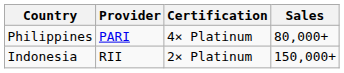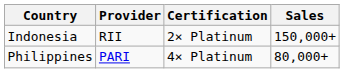rows swapped: (42, 57) <-> (50, 36)
